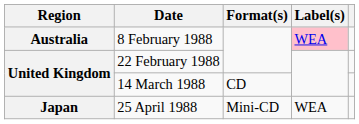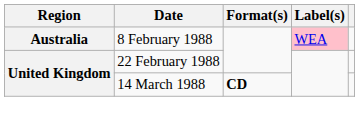(236, 84) normal -> (237, 84) bold
- row: (157, 107)
